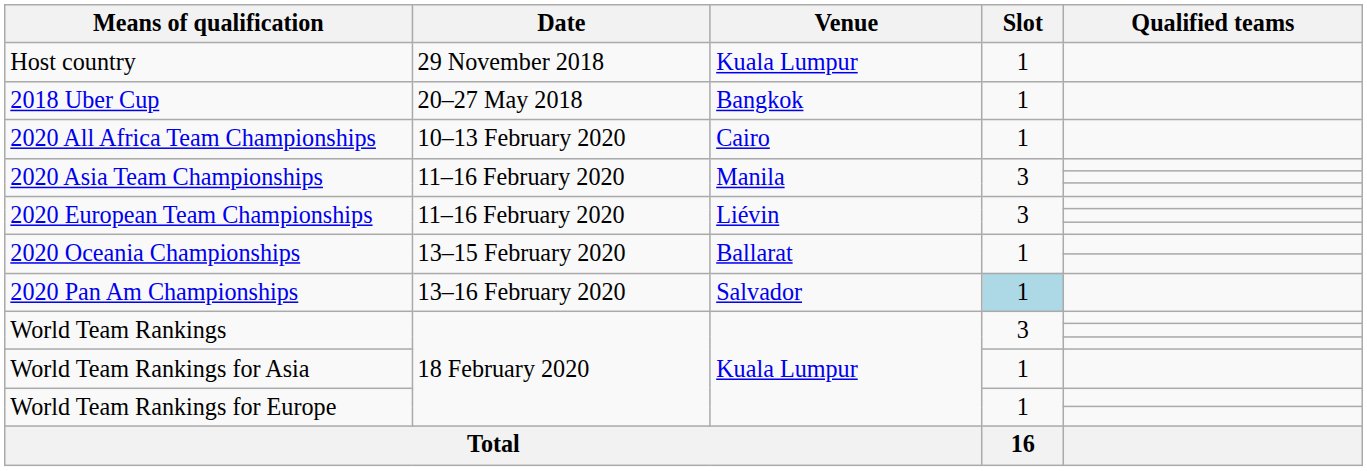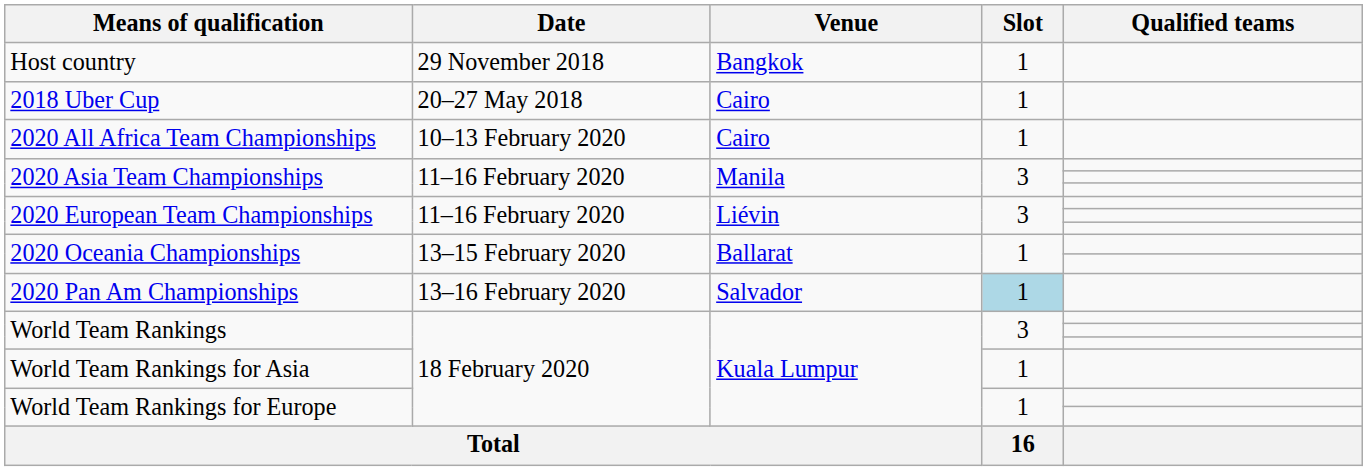(787, 61) Kuala Lumpur -> (760, 61) Bangkok
(760, 100) Bangkok -> (743, 100) Cairo
